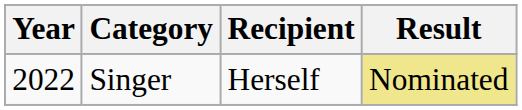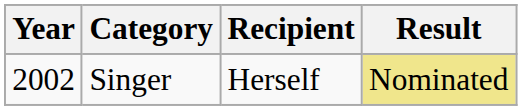(44, 79) 2022 -> (44, 79) 2002
